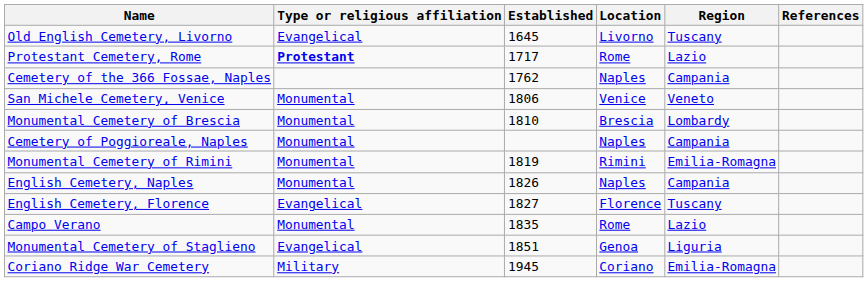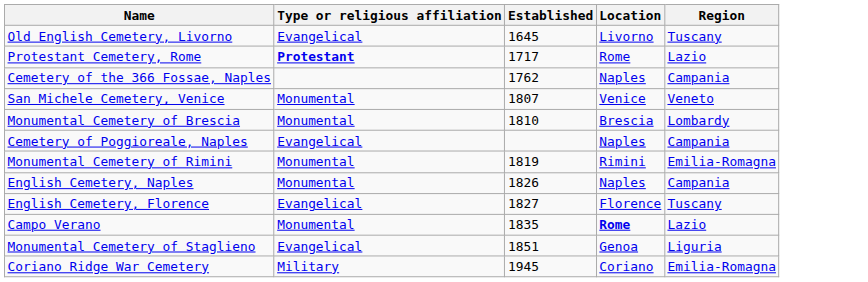- column: (821, 15)
(523, 99) 1806 -> (523, 99) 1807
(316, 141) Monumental -> (320, 141) Evangelical
(615, 225) normal -> (615, 225) bold
